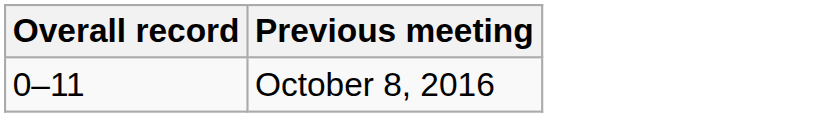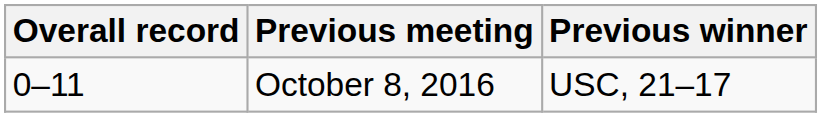+ column: (678, 31)
